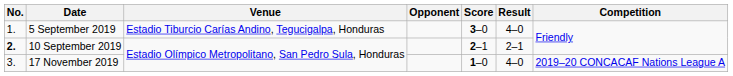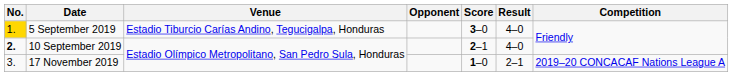(11, 29) no background -> (11, 29) gold background
(514, 46) 2–1 -> (514, 46) 4–0
(514, 63) 4–0 -> (514, 63) 2–1
